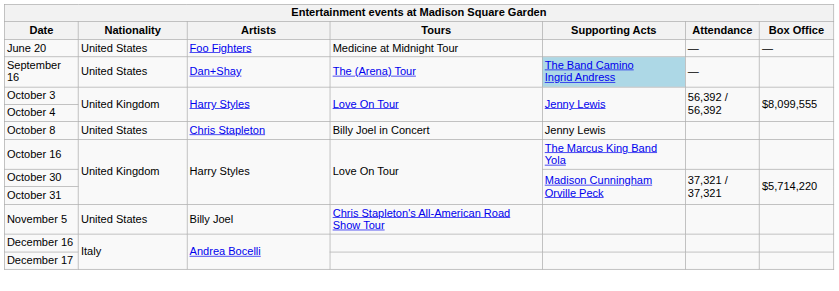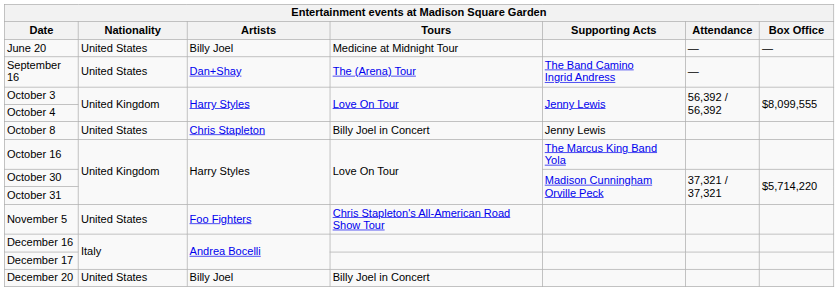(221, 48) Foo Fighters -> (211, 48) Billy Joel
(589, 71) lightblue background -> (589, 71) no background
(211, 219) Billy Joel -> (221, 219) Foo Fighters
+ row: (40, 278)
